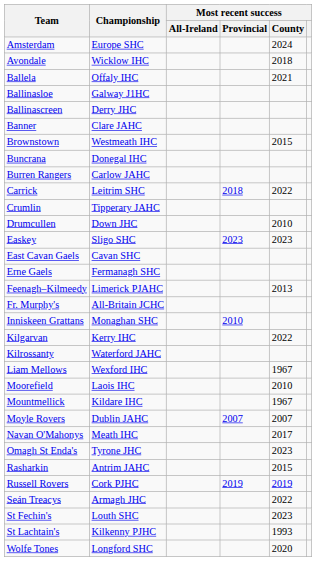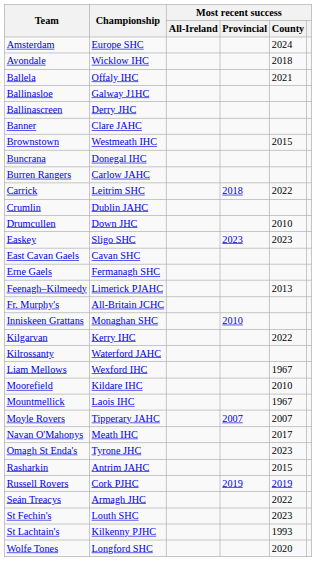(126, 207) Tipperary JAHC -> (120, 207) Dublin JAHC
(113, 386) Laois IHC -> (117, 386) Kildare IHC
(117, 402) Kildare IHC -> (113, 402) Laois IHC
(120, 418) Dublin JAHC -> (126, 418) Tipperary JAHC
